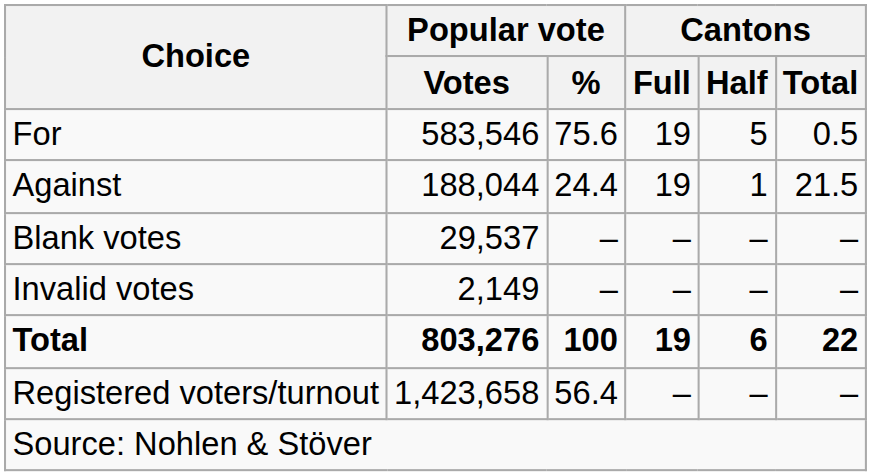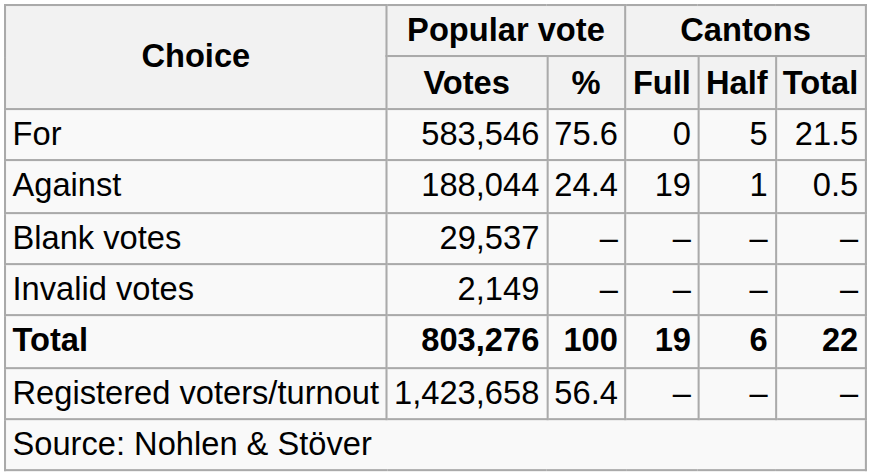(673, 133) 19 -> (682, 133) 0
(836, 133) 0.5 -> (826, 133) 21.5
(826, 185) 21.5 -> (836, 185) 0.5
